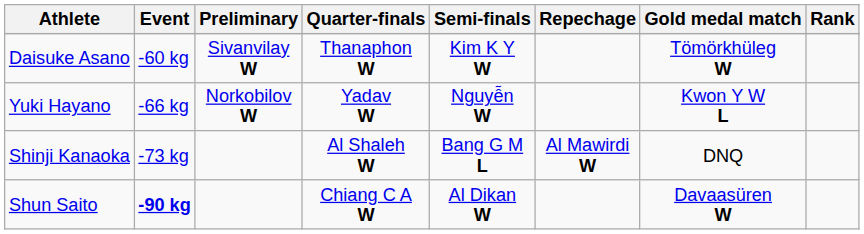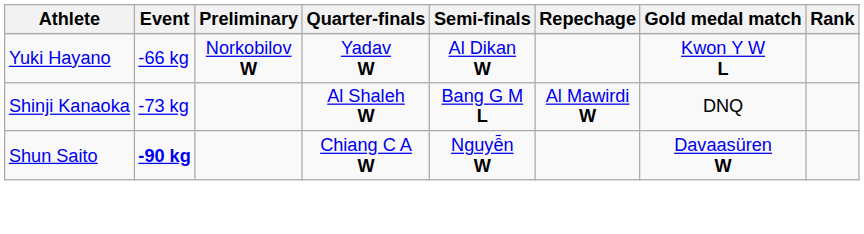- row: (69, 58)
(482, 107) Nguyễn W -> (482, 58) Al Dikan W
(482, 205) Al Dikan W -> (482, 156) Nguyễn W
